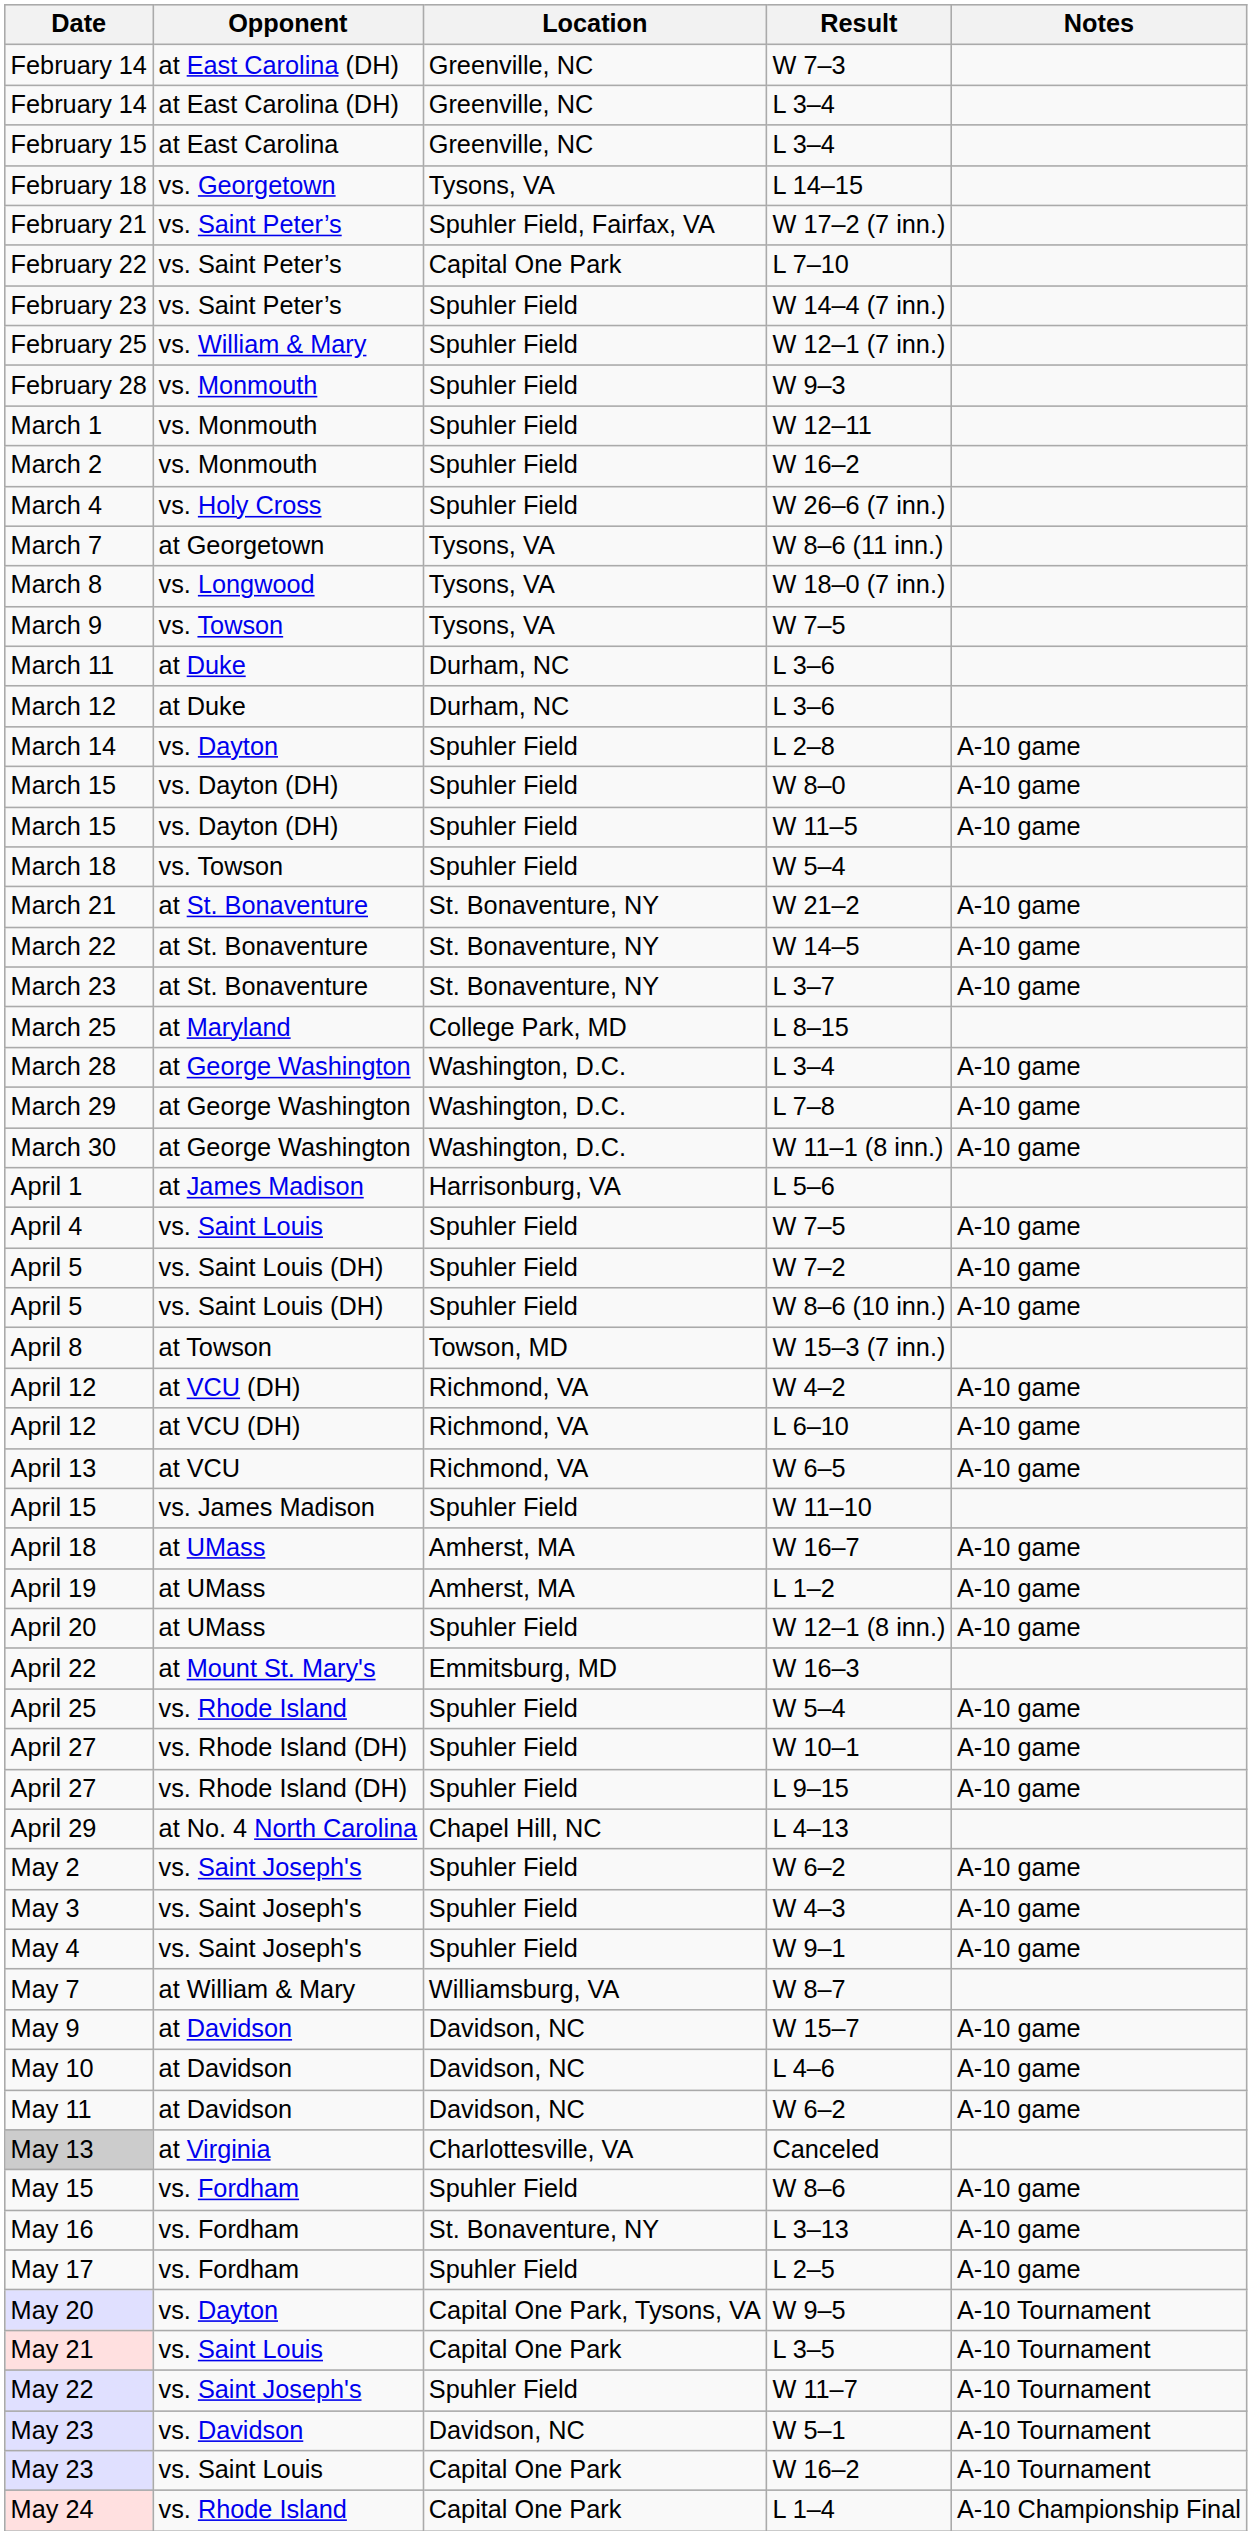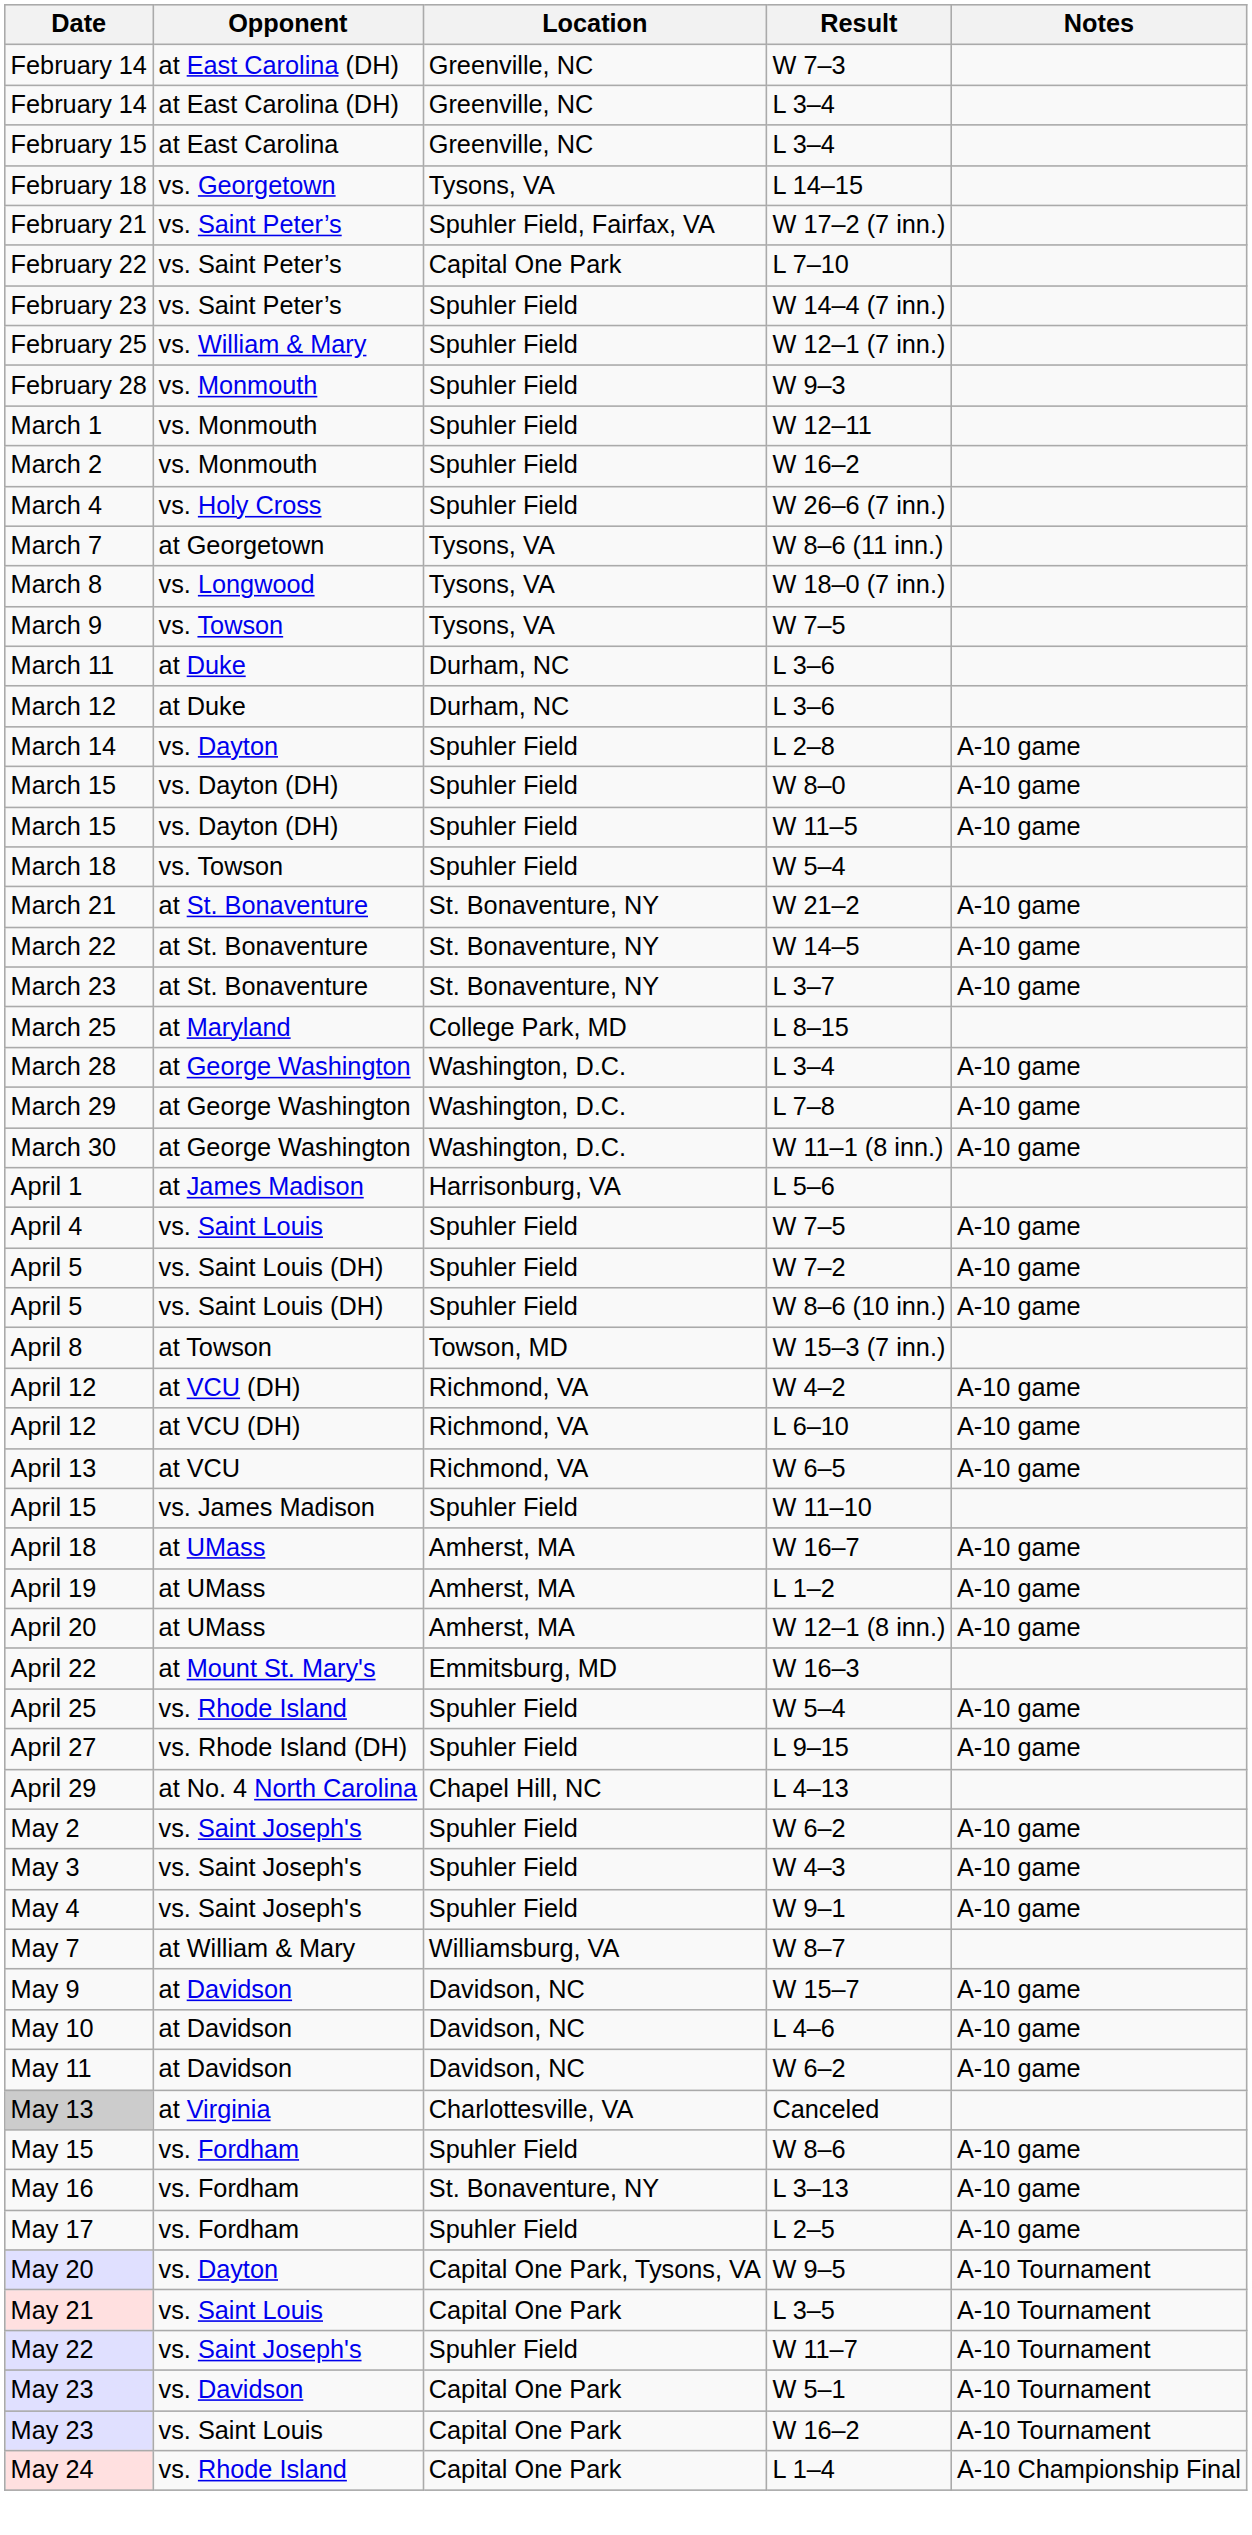(503, 1628) Spuhler Field -> (502, 1628) Amherst, MA
- row: (53, 1748)
(507, 2430) Davidson, NC -> (525, 2390) Capital One Park
